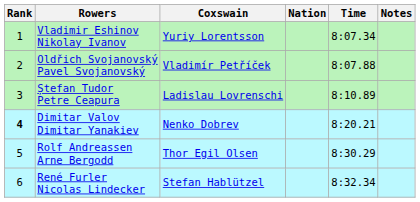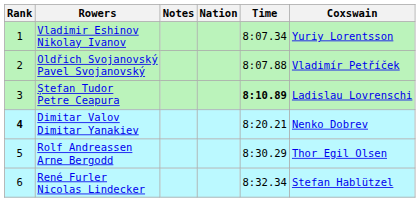columns swapped: (223, 13) <-> (397, 13)
(353, 95) normal -> (265, 95) bold
